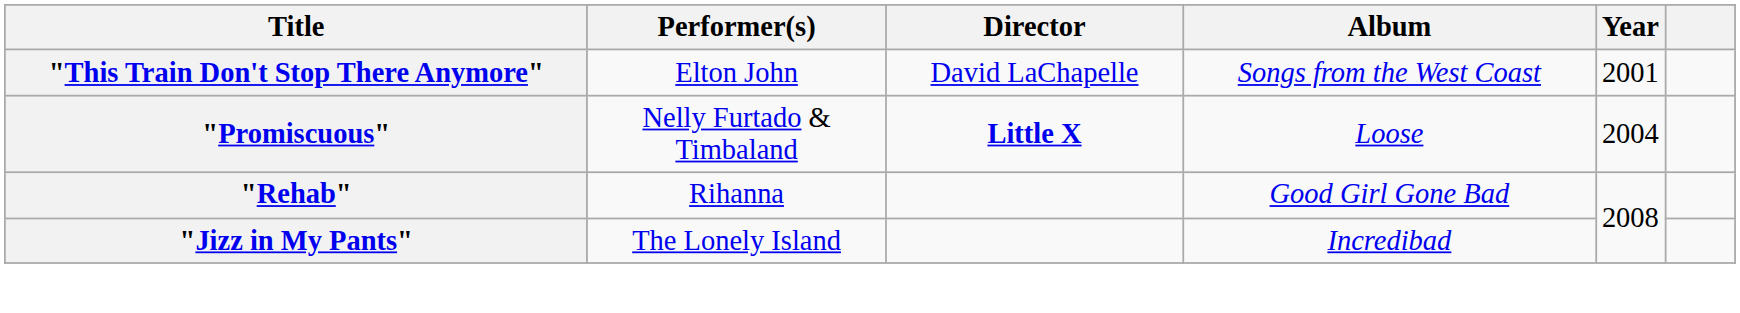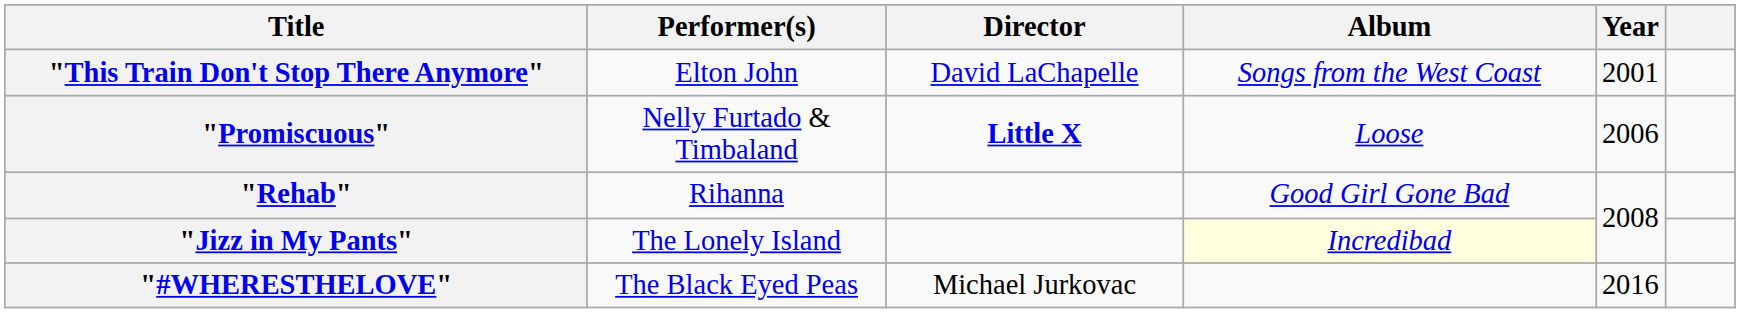(1630, 133) 2004 -> (1630, 133) 2006
(1389, 239) no background -> (1389, 239) lightyellow background
+ row: (296, 284)
